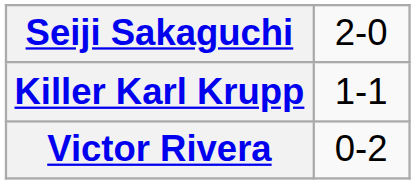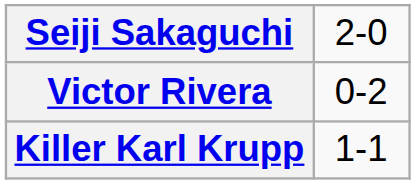rows swapped: (159, 91) <-> (159, 149)
